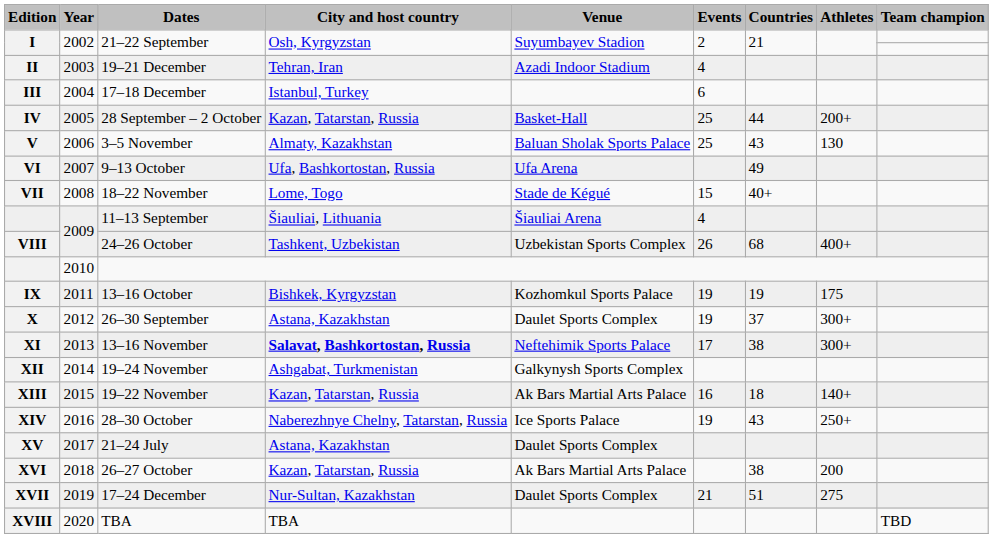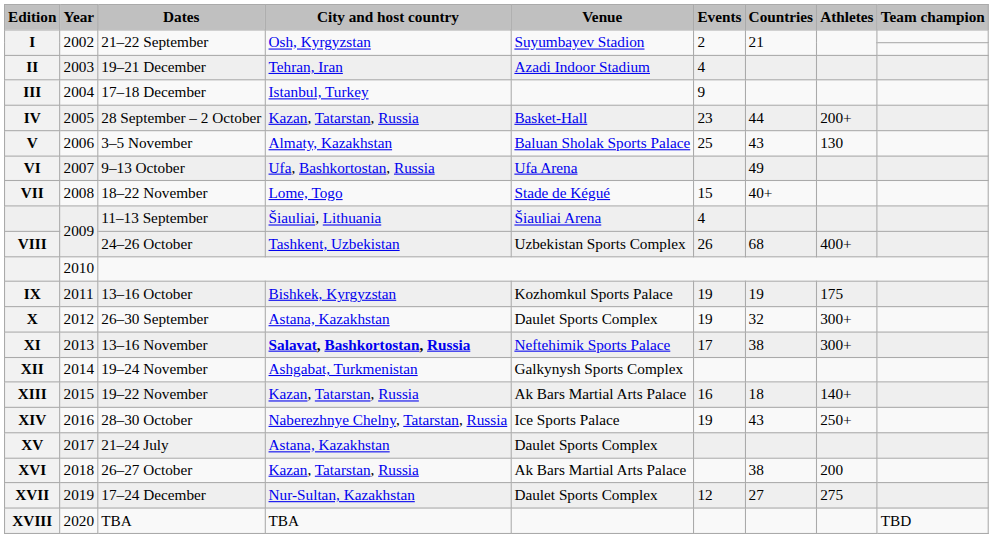(701, 93) 6 -> (701, 93) 9
(705, 118) 25 -> (705, 118) 23
(756, 319) 37 -> (756, 319) 32
(705, 495) 21 -> (705, 495) 12
(756, 495) 51 -> (756, 495) 27
